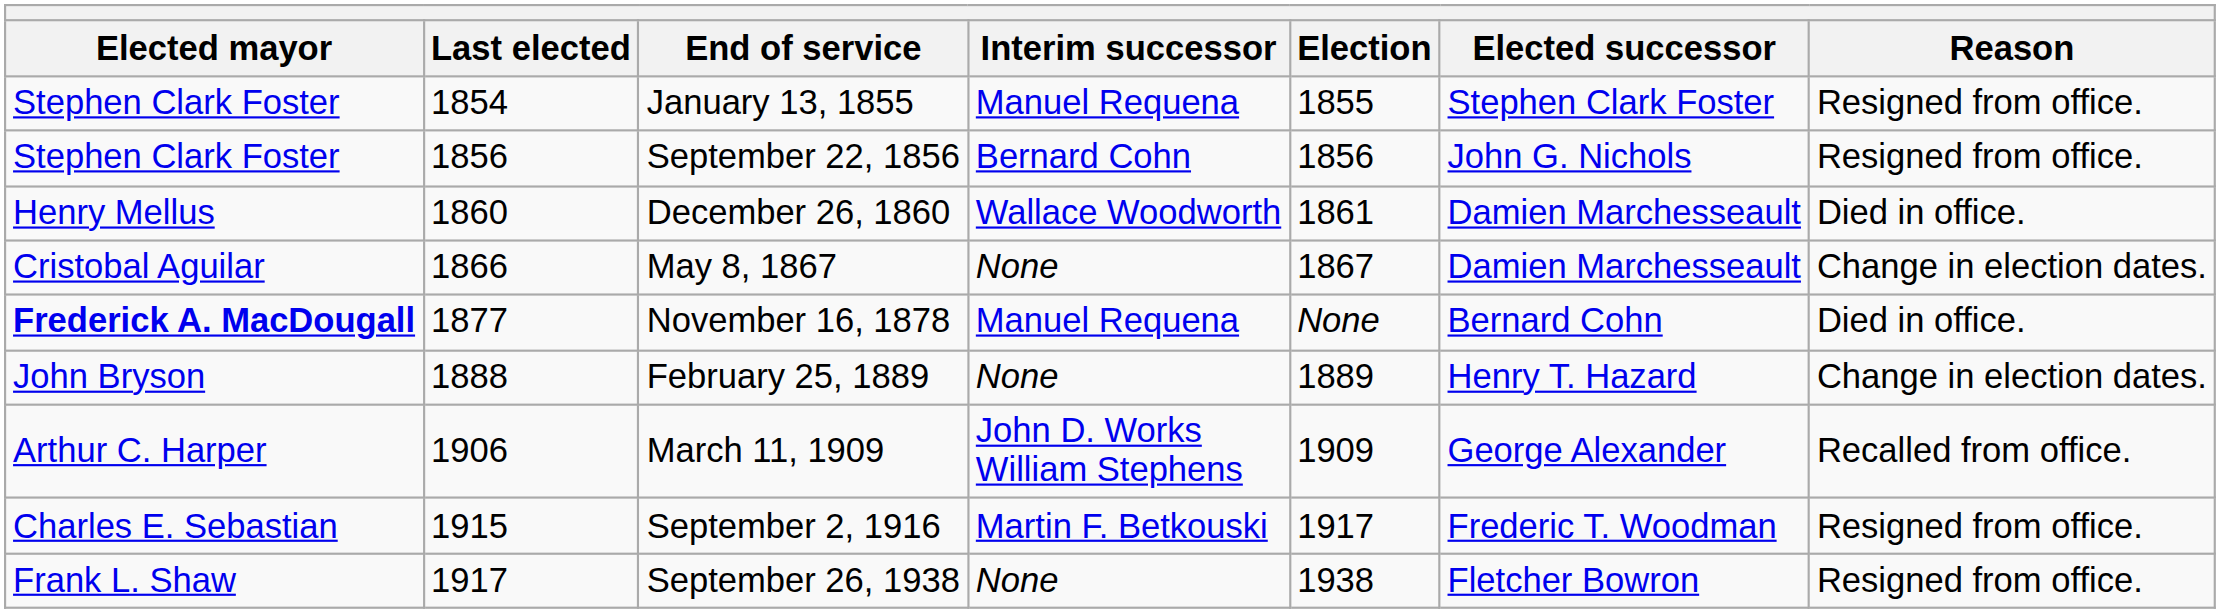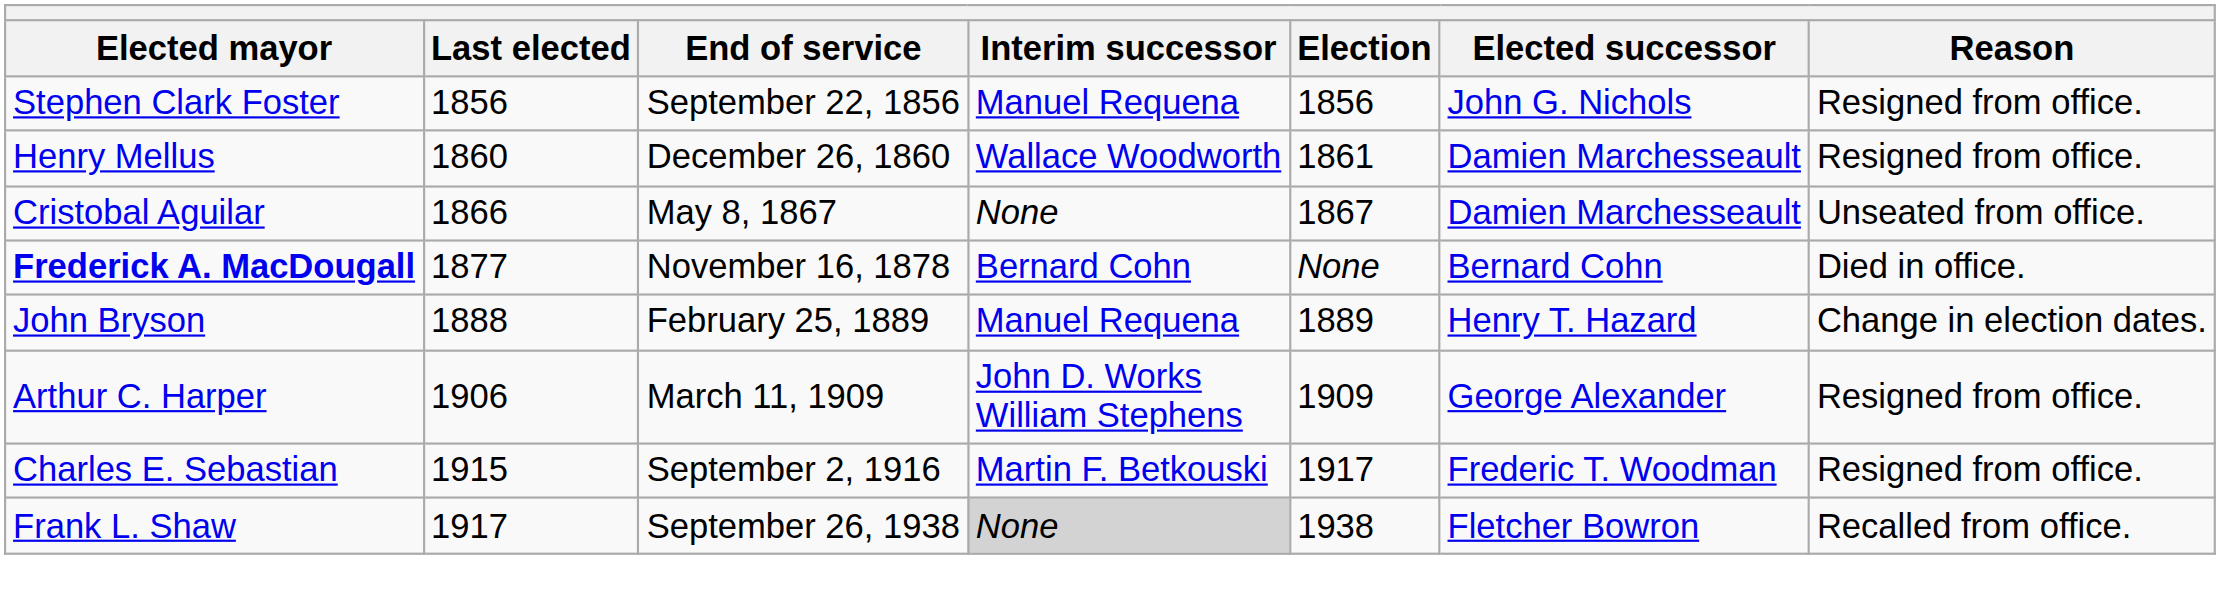- row: (780, 102)
(1083, 157) Bernard Cohn -> (1107, 102) Manuel Requena
(1921, 212) Died in office. -> (1980, 157) Resigned from office.
(2012, 267) Change in election dates. -> (1981, 212) Unseated from office.
(1107, 321) Manuel Requena -> (1083, 267) Bernard Cohn
(1017, 376) None -> (1107, 321) Manuel Requena
(1974, 450) Recalled from office. -> (1980, 396) Resigned from office.
(1017, 580) no background -> (1017, 525) lightgrey background
(1980, 580) Resigned from office. -> (1974, 525) Recalled from office.
